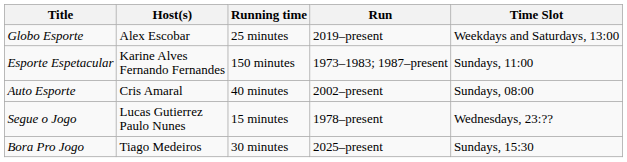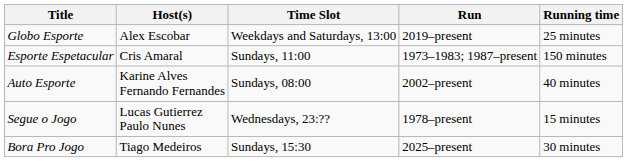columns swapped: (537, 14) <-> (269, 14)
(172, 63) Karine Alves Fernando Fernandes -> (151, 55) Cris Amaral
(151, 91) Cris Amaral -> (172, 83) Karine Alves Fernando Fernandes
